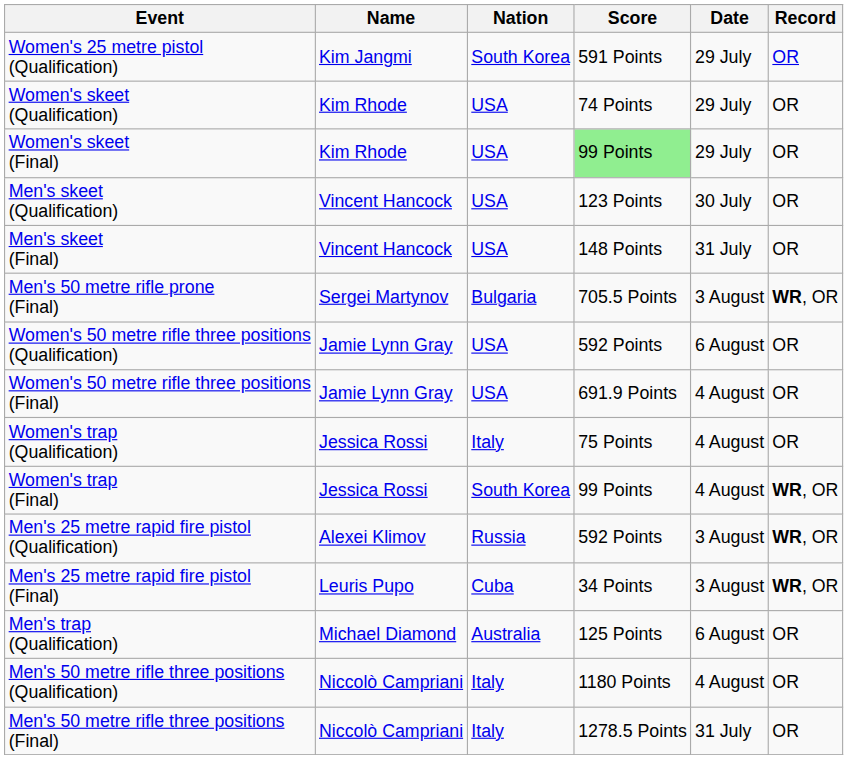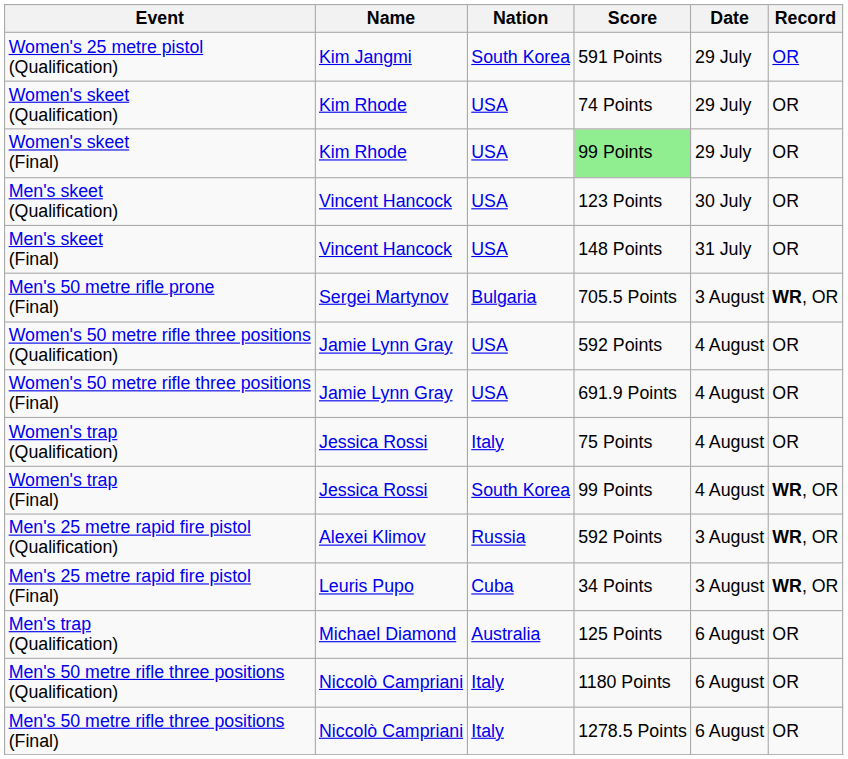(730, 345) 6 August -> (730, 345) 4 August
(730, 682) 4 August -> (730, 682) 6 August
(723, 730) 31 July -> (730, 730) 6 August
